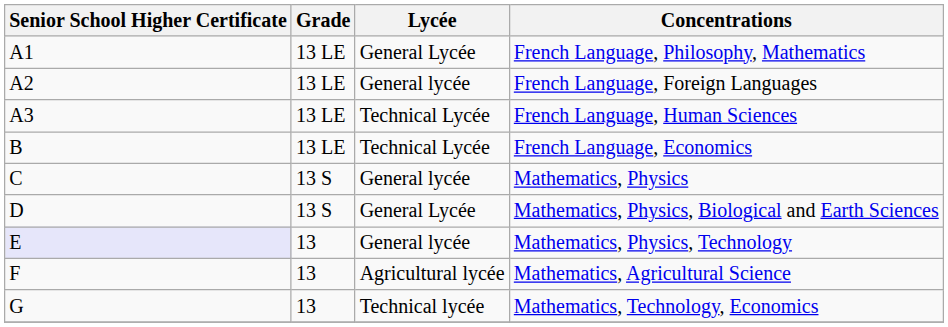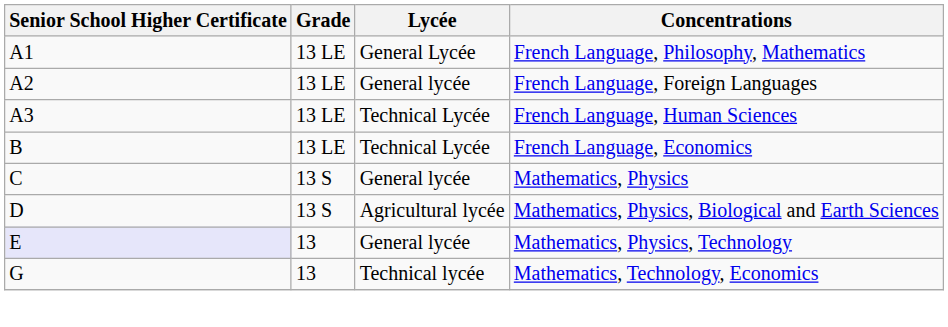(418, 210) General Lycée -> (432, 210) Agricultural lycée
- row: (652, 274)
